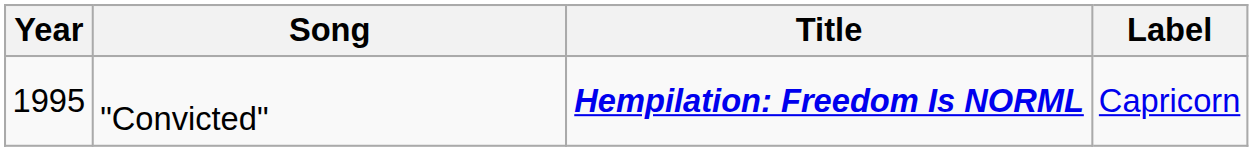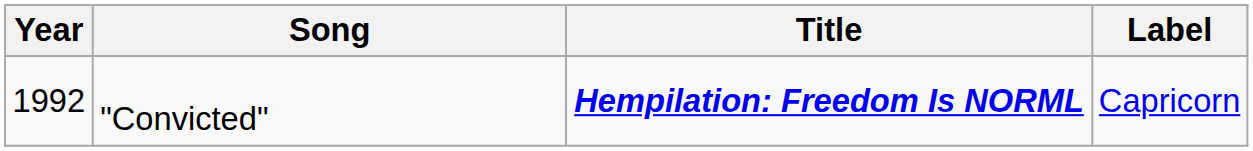(49, 100) 1995 -> (49, 100) 1992
